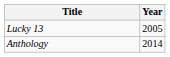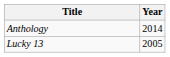rows swapped: (25, 28) <-> (27, 44)
